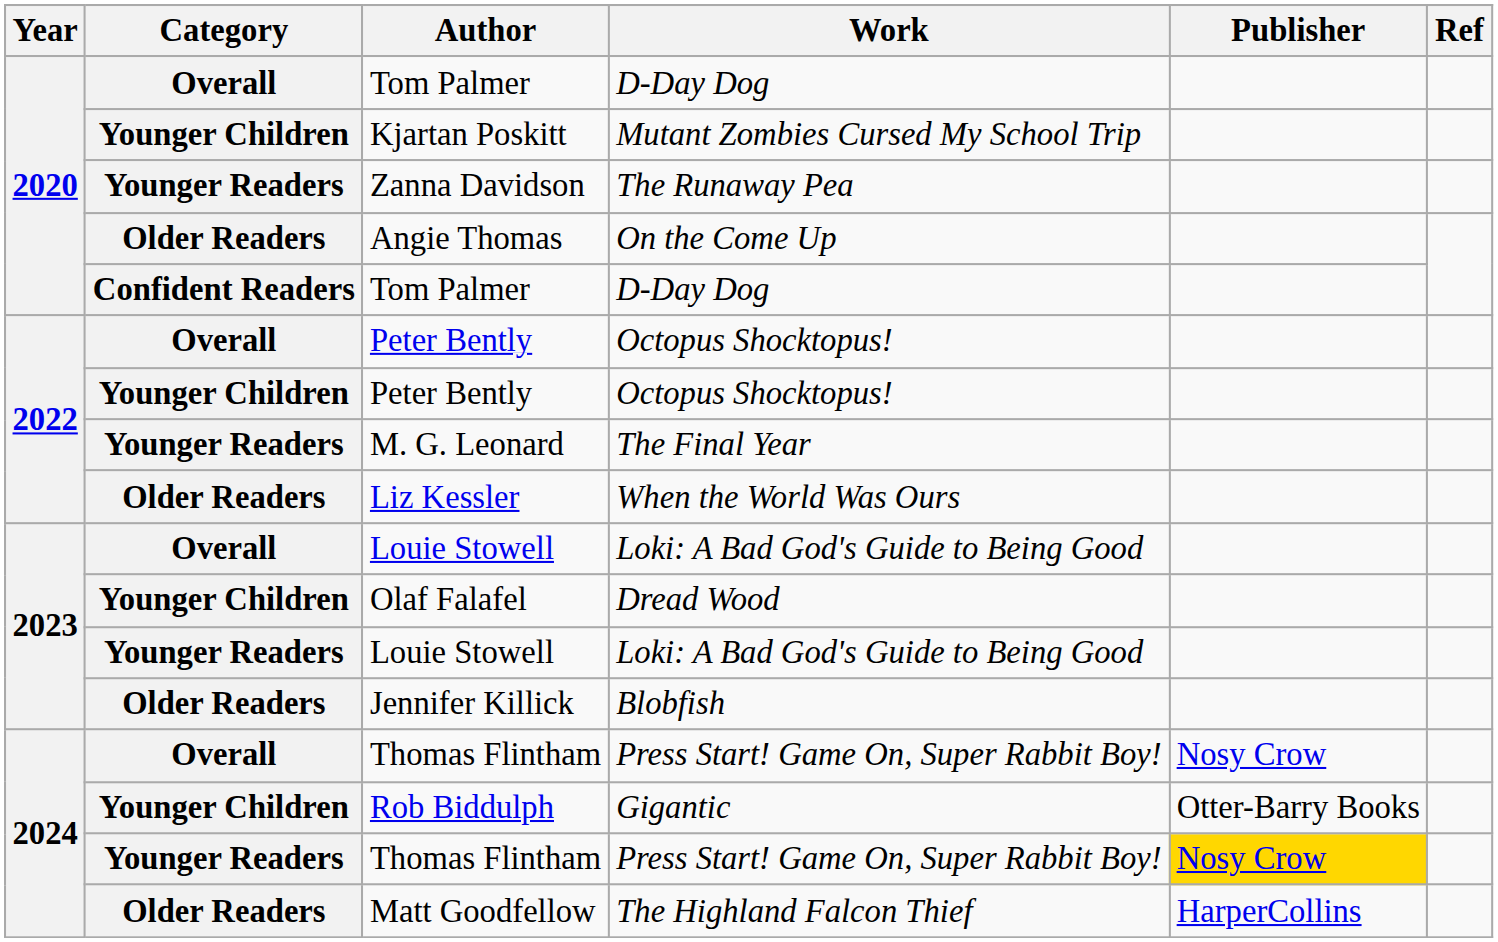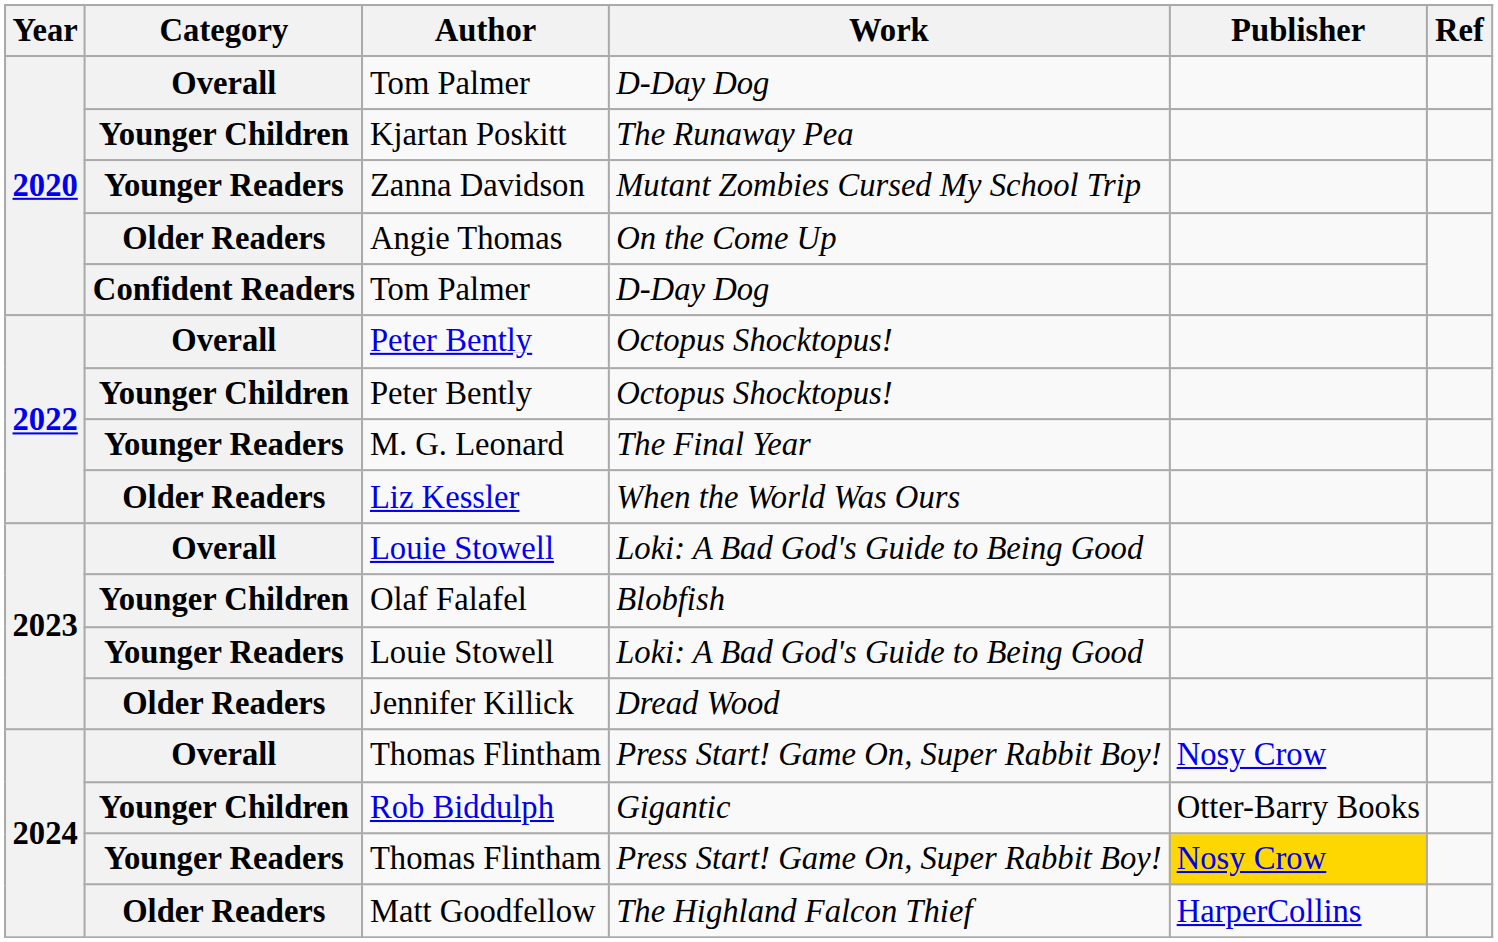(879, 133) Mutant Zombies Cursed My School Trip -> (735, 133) The Runaway Pea
(735, 185) The Runaway Pea -> (879, 185) Mutant Zombies Cursed My School Trip
(698, 599) Dread Wood -> (671, 599) Blobfish
(671, 703) Blobfish -> (698, 703) Dread Wood
